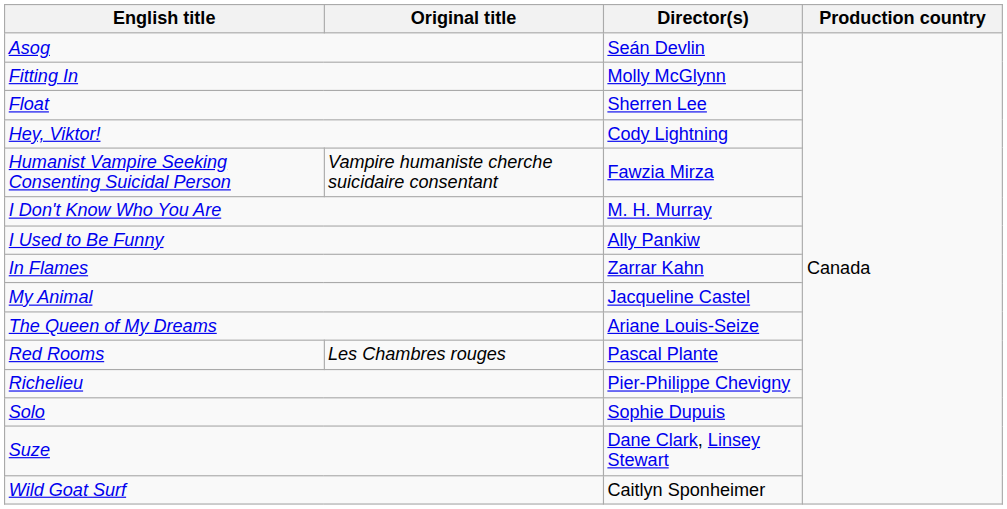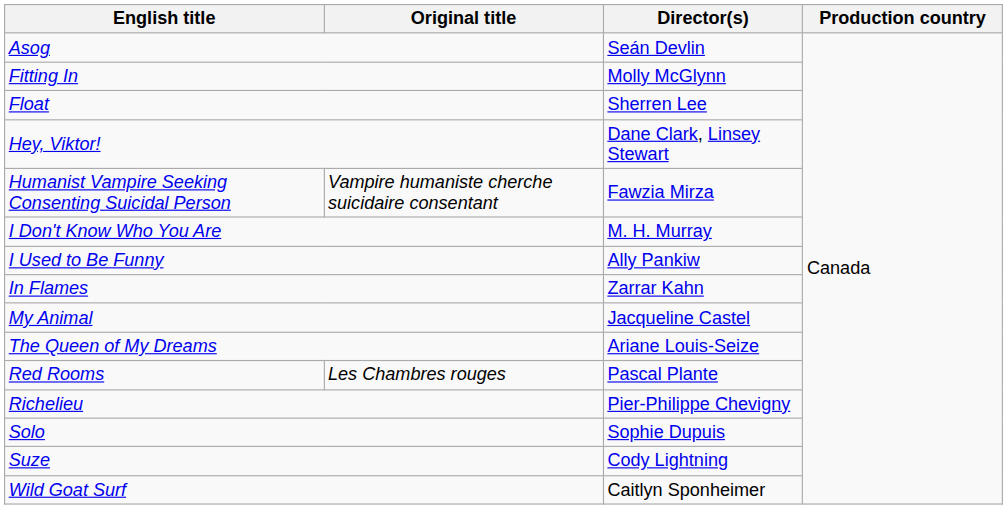(668, 133) Cody Lightning -> (684, 143) Dane Clark, Linsey Stewart
(684, 450) Dane Clark, Linsey Stewart -> (668, 460) Cody Lightning
